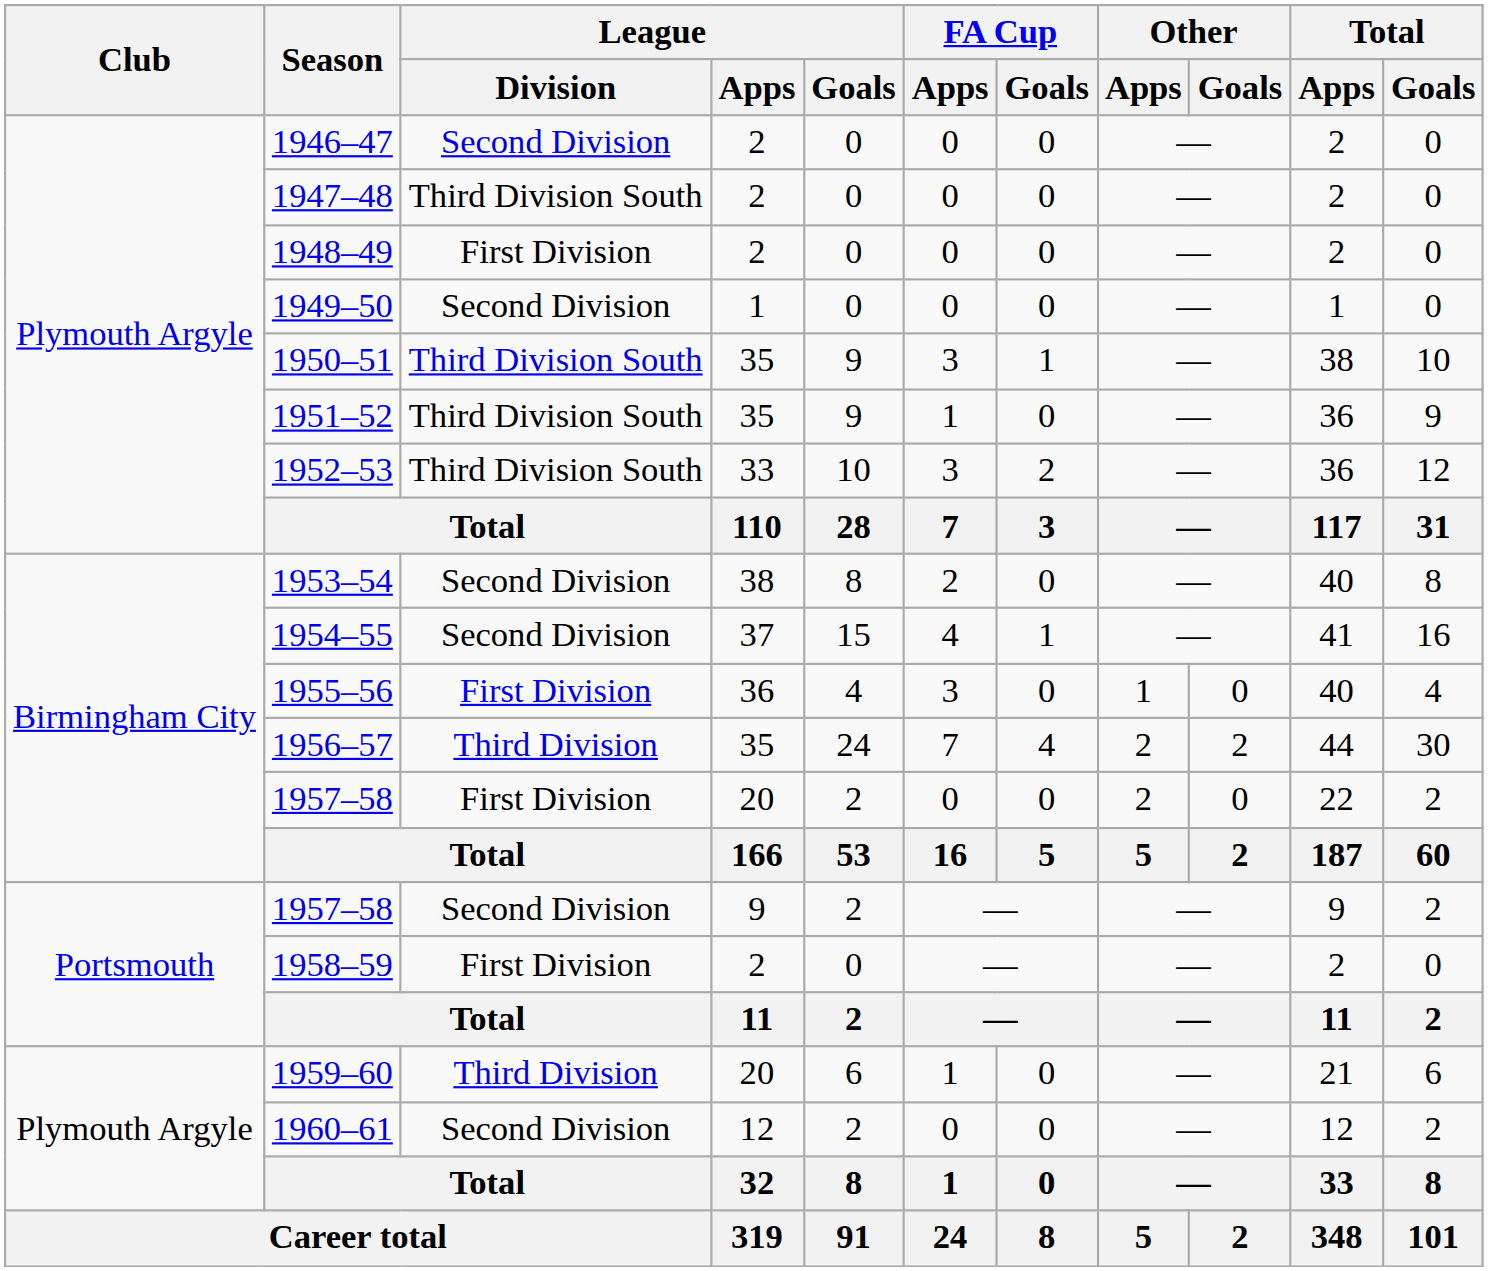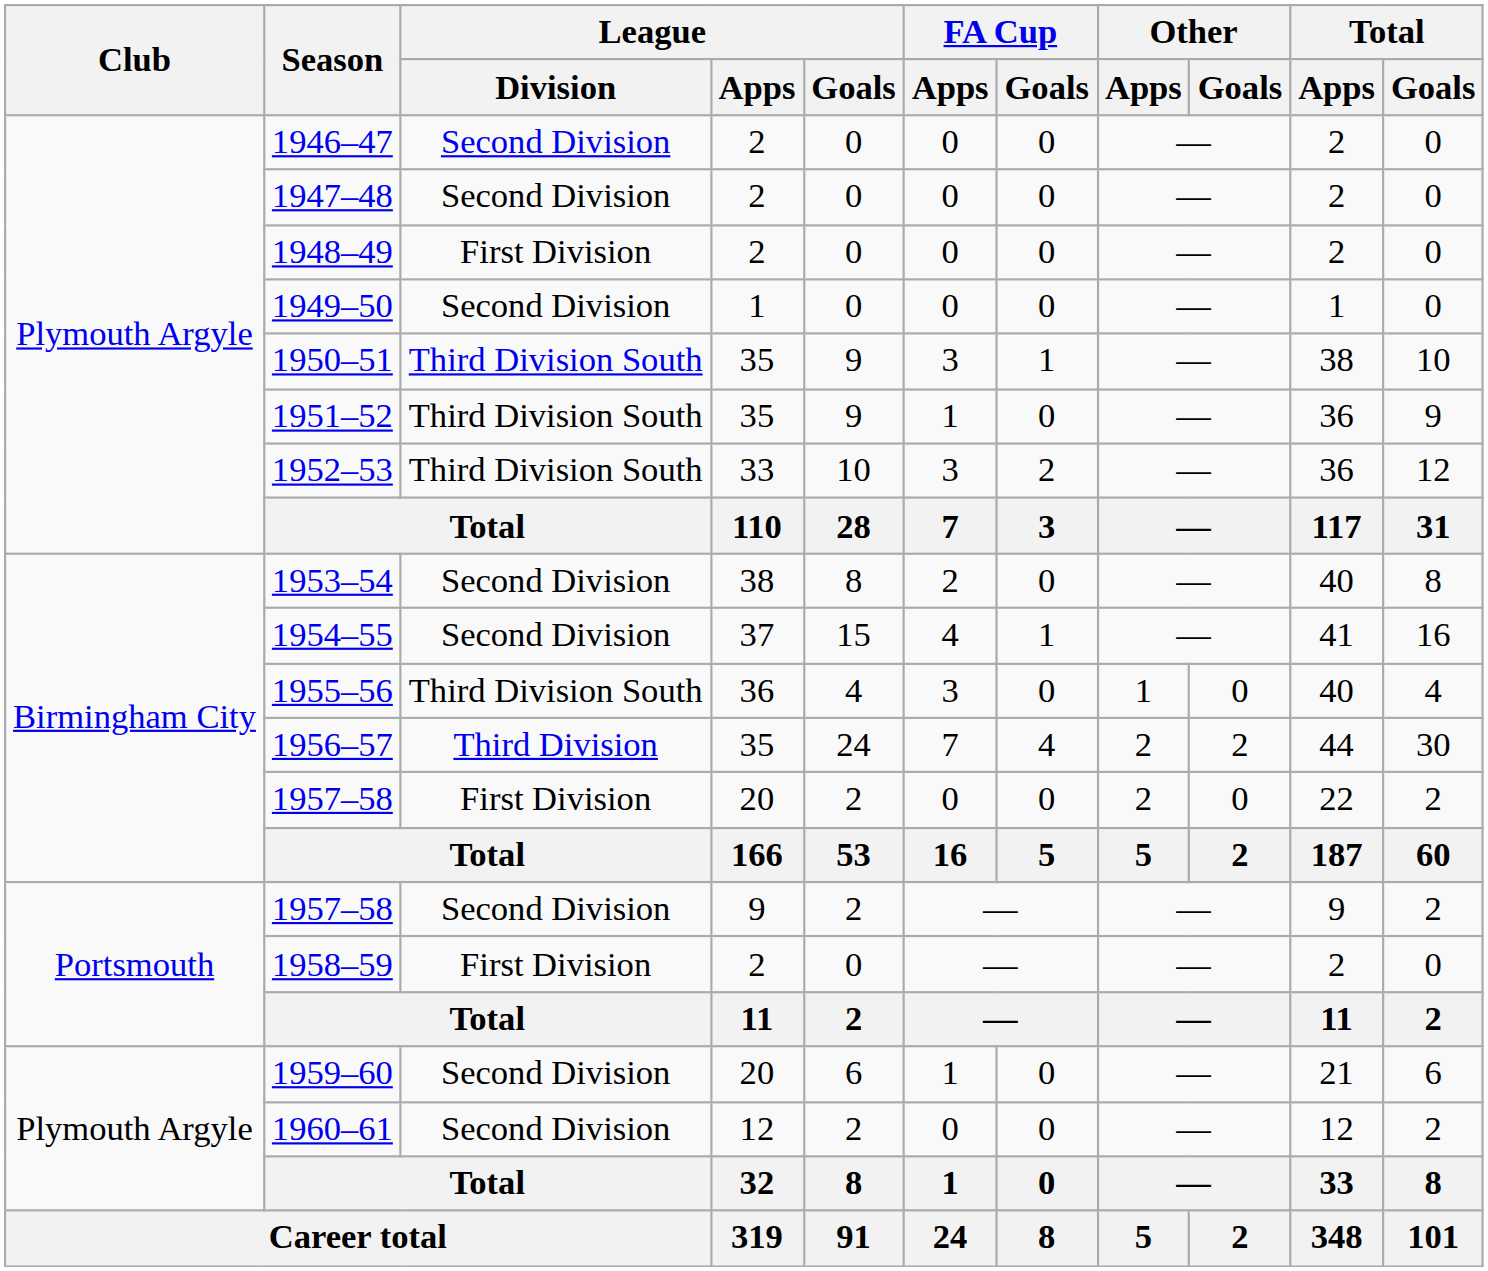(556, 196) Third Division South -> (556, 196) Second Division
(556, 689) First Division -> (556, 689) Third Division South
(556, 1073) Third Division -> (556, 1073) Second Division
